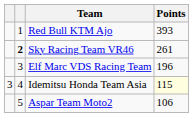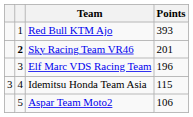(165, 48) 261 -> (165, 48) 201
(165, 84) lightyellow background -> (165, 84) no background
